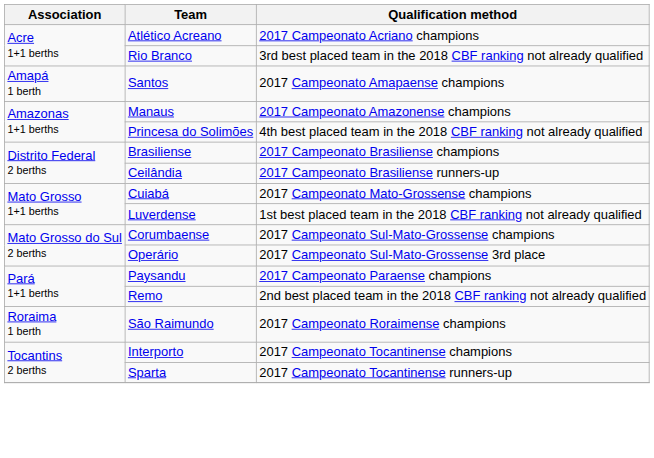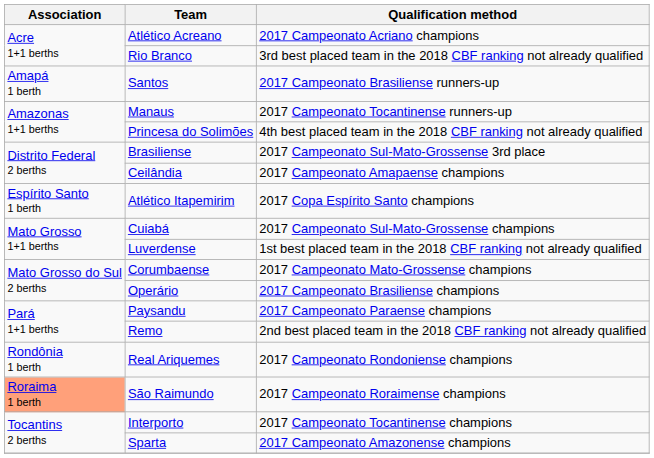(382, 83) 2017 Campeonato Amapaense champions -> (379, 83) 2017 Campeonato Brasiliense runners-up
(385, 111) 2017 Campeonato Amazonense champions -> (386, 111) 2017 Campeonato Tocantinense runners-up
(379, 152) 2017 Campeonato Brasiliense champions -> (402, 152) 2017 Campeonato Sul-Mato-Grossense 3rd place
(379, 173) 2017 Campeonato Brasiliense runners-up -> (382, 173) 2017 Campeonato Amapaense champions
+ row: (181, 201)
(395, 193) 2017 Campeonato Mato-Grossense champions -> (407, 228) 2017 Campeonato Sul-Mato-Grossense champions
(407, 234) 2017 Campeonato Sul-Mato-Grossense champions -> (395, 270) 2017 Campeonato Mato-Grossense champions
(402, 255) 2017 Campeonato Sul-Mato-Grossense 3rd place -> (379, 290) 2017 Campeonato Brasiliense champions
+ row: (174, 359)
(32, 324) no background -> (32, 394) lightsalmon background
(386, 372) 2017 Campeonato Tocantinense runners-up -> (385, 443) 2017 Campeonato Amazonense champions
